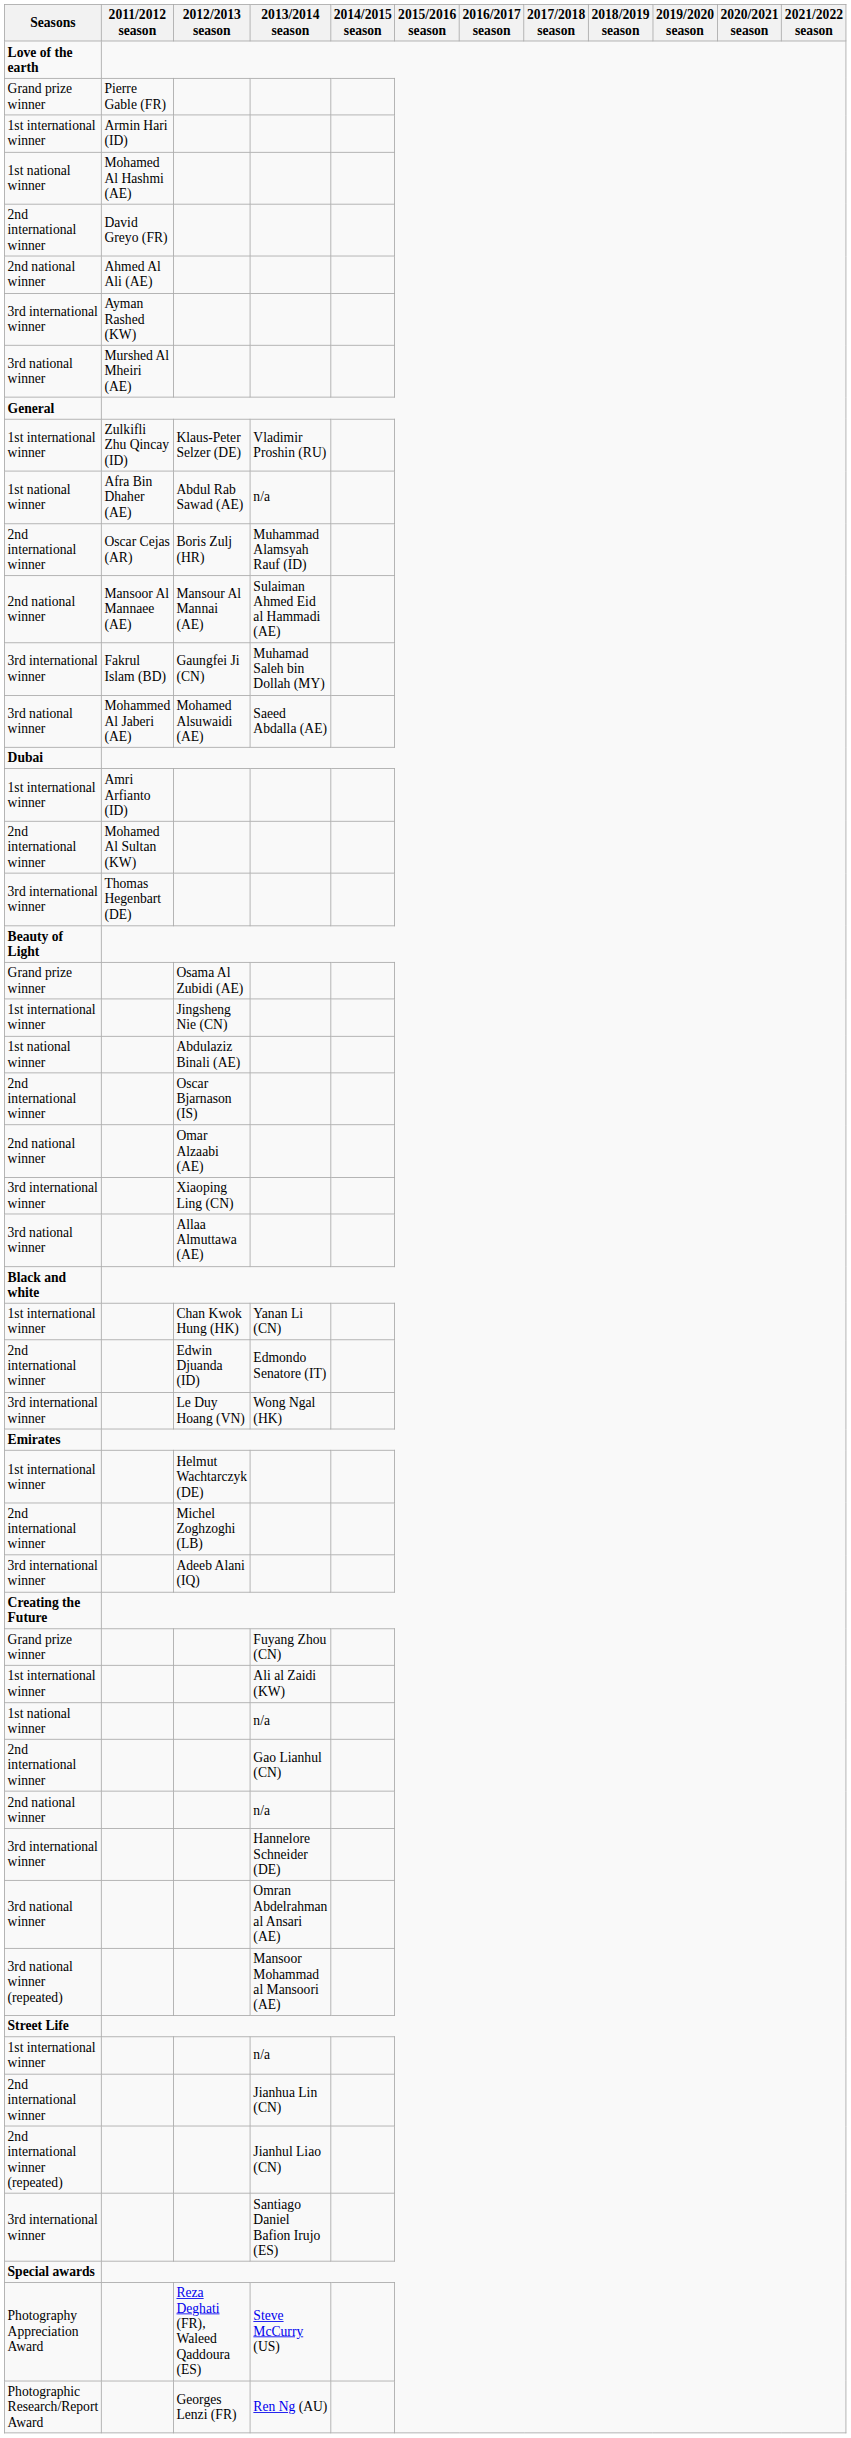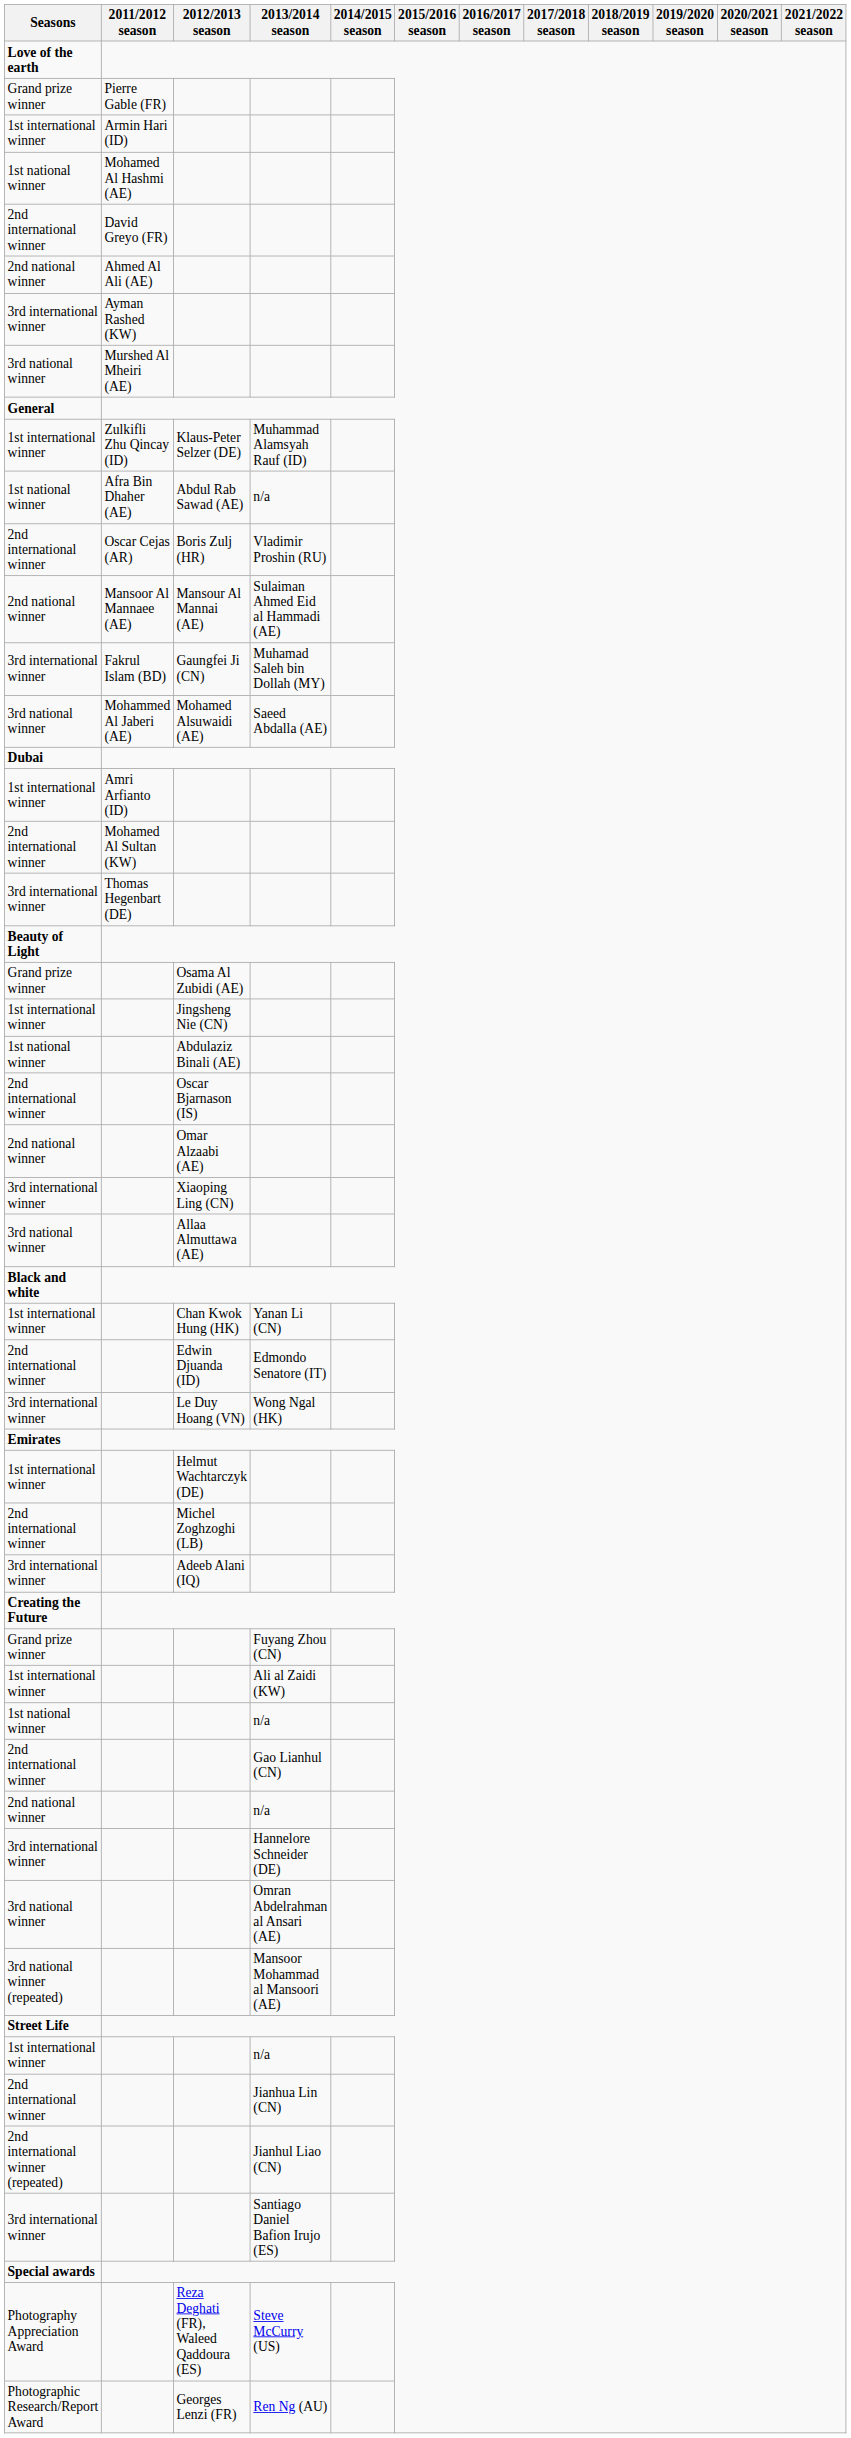(290, 445) Vladimir Proshin (RU) -> (286, 445) Muhammad Alamsyah Rauf (ID)
(286, 549) Muhammad Alamsyah Rauf (ID) -> (290, 549) Vladimir Proshin (RU)
